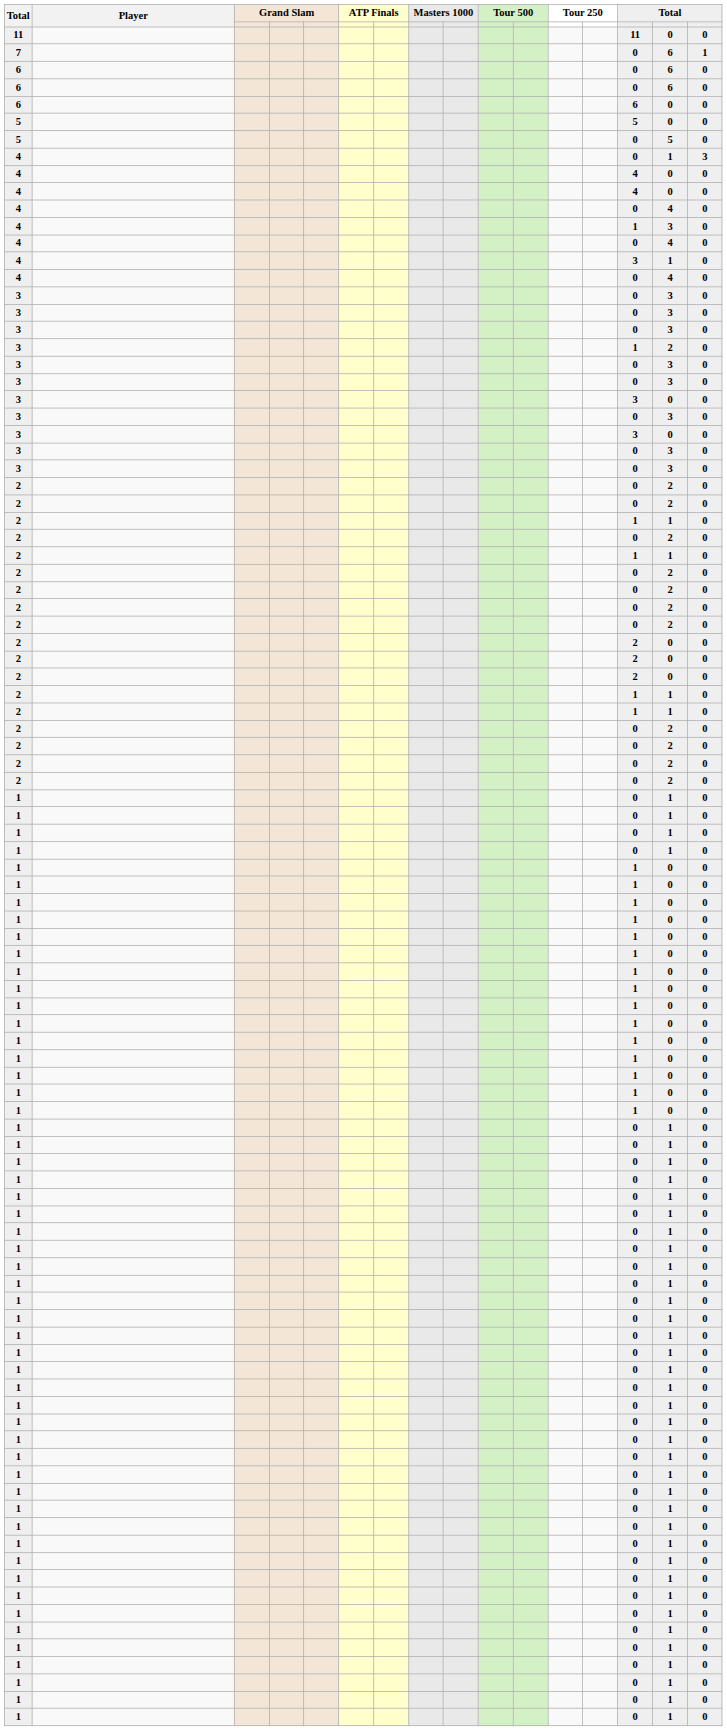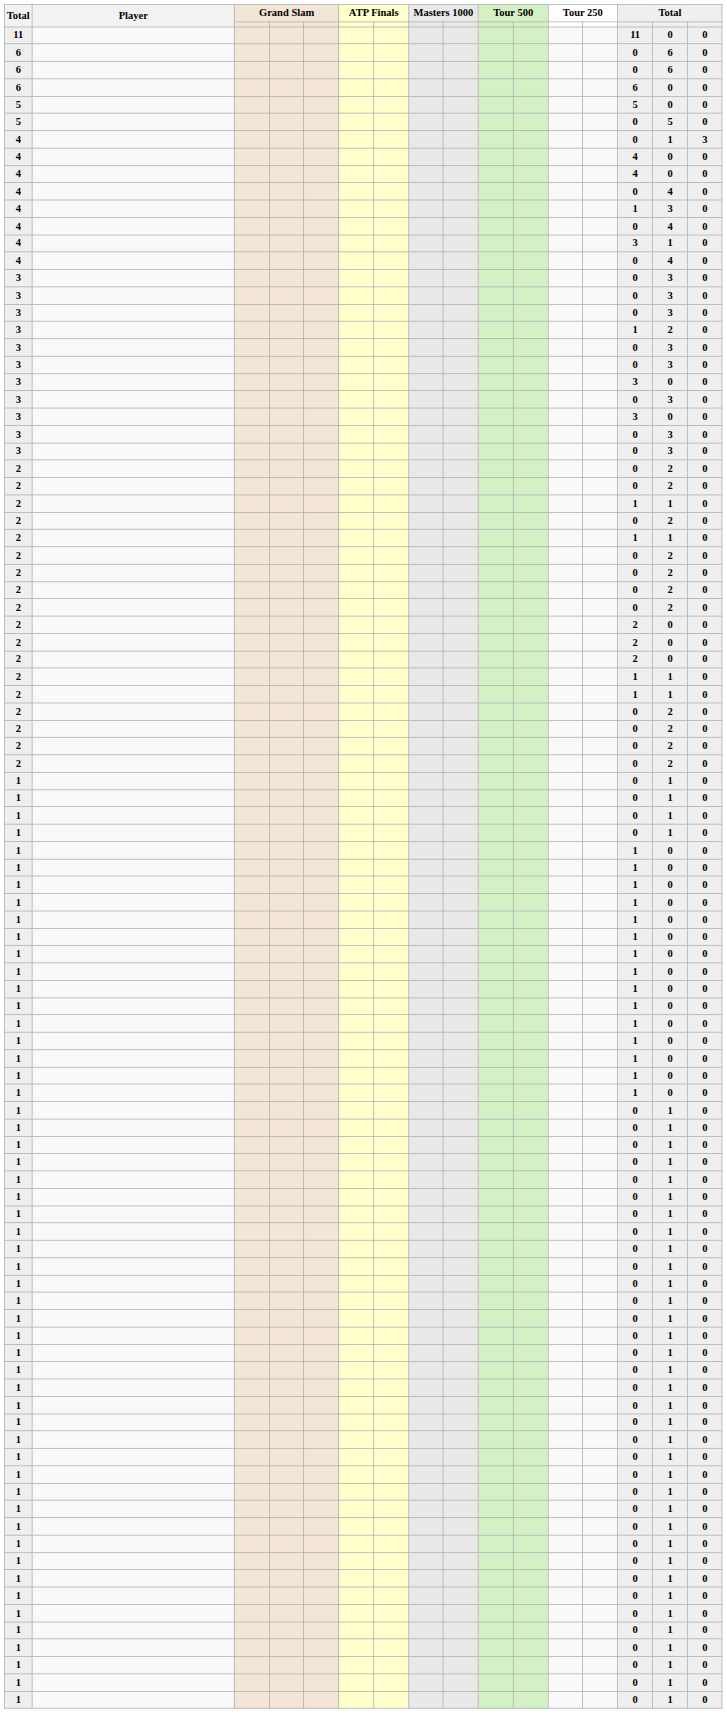- row: (18, 53)
